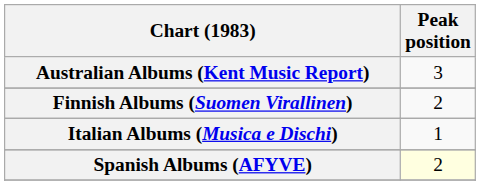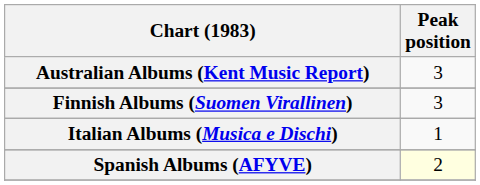(438, 103) 2 -> (438, 103) 3
